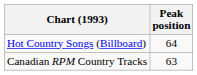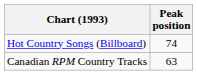(171, 43) 64 -> (171, 43) 74
